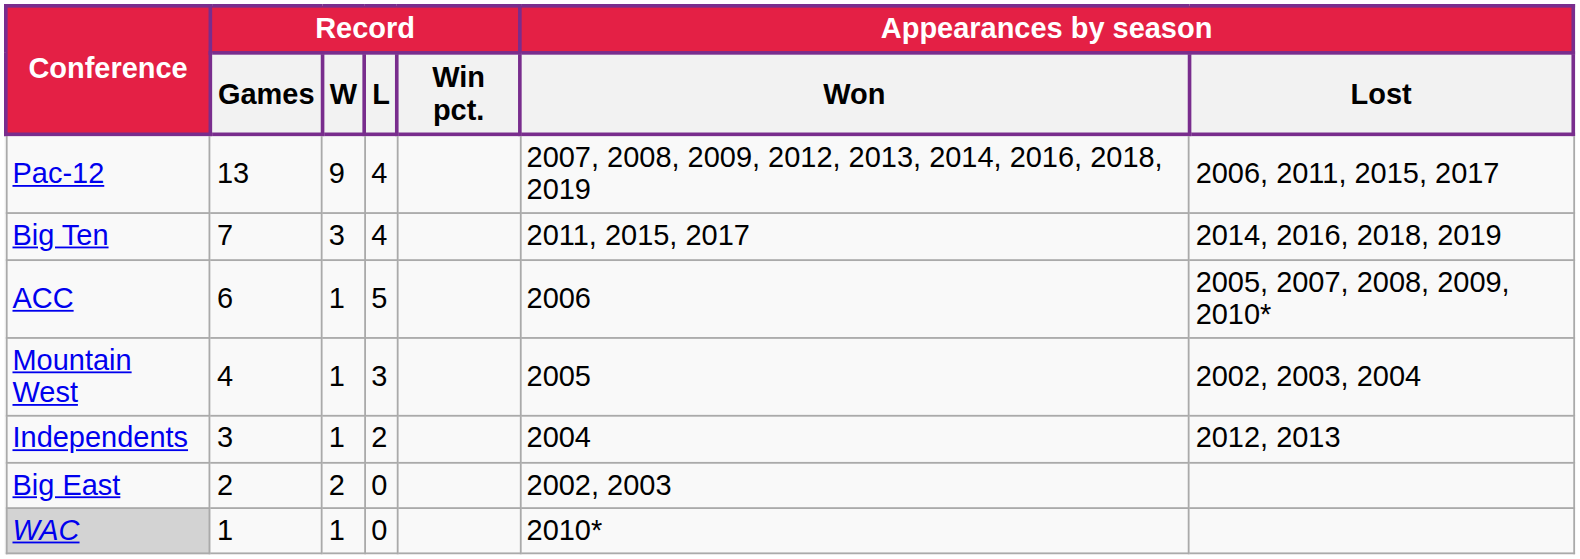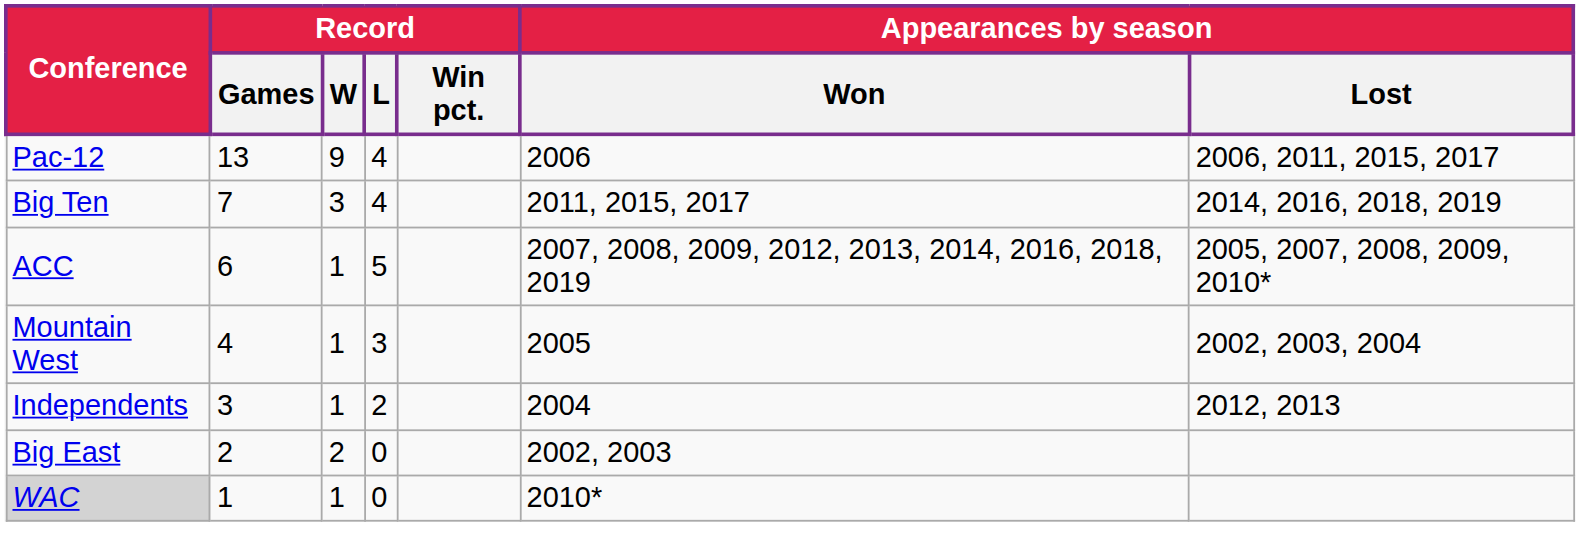(845, 173) 2007, 2008, 2009, 2012, 2013, 2014, 2016, 2018, 2019 -> (559, 157) 2006
(559, 298) 2006 -> (845, 265) 2007, 2008, 2009, 2012, 2013, 2014, 2016, 2018, 2019
